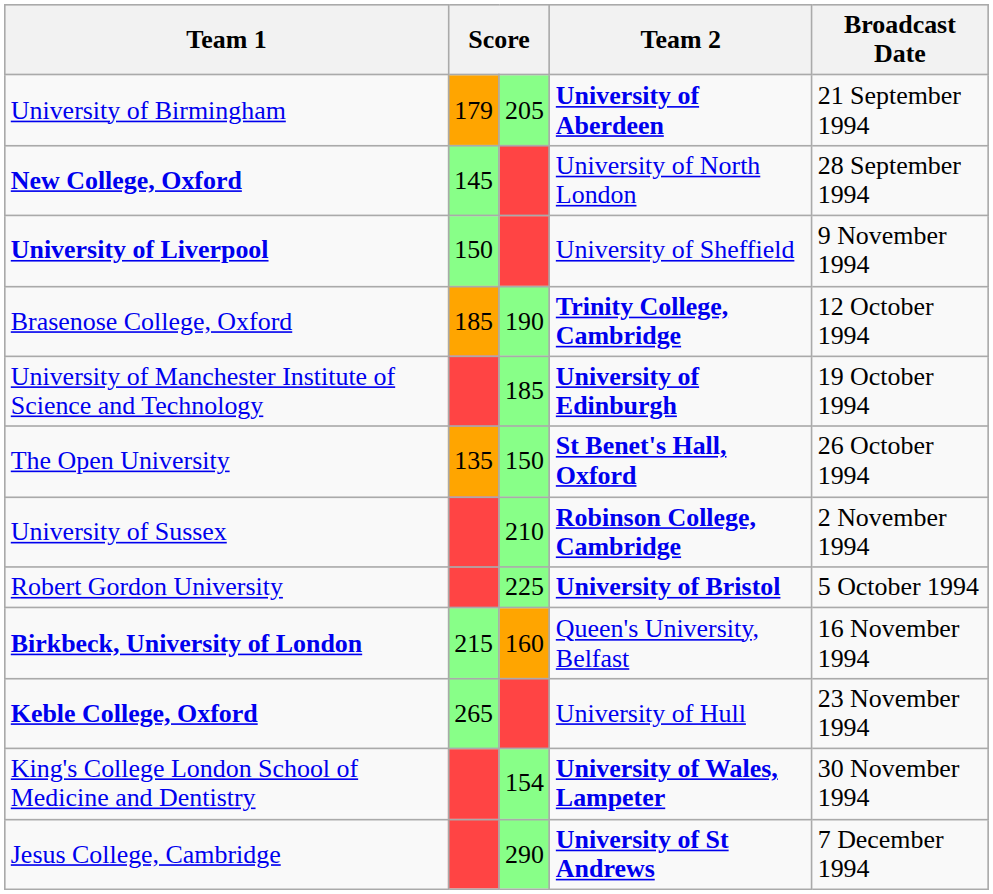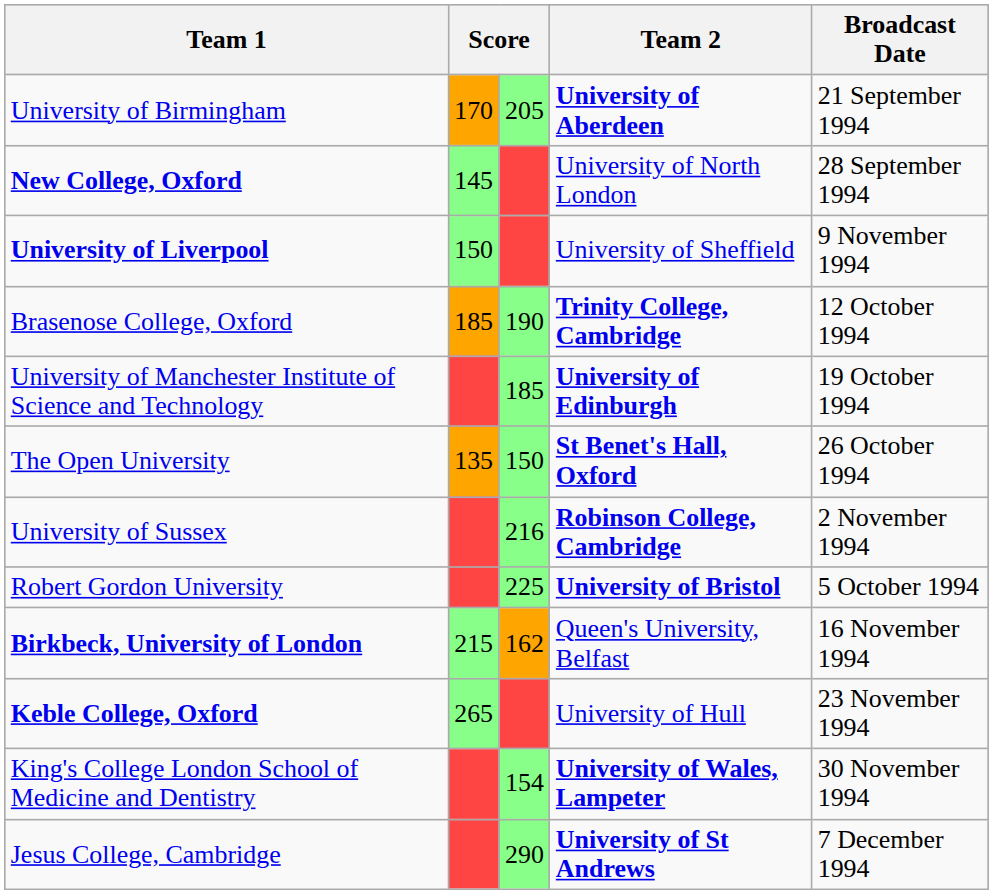(474, 109) 179 -> (474, 109) 170
(524, 531) 210 -> (524, 531) 216
(524, 642) 160 -> (524, 642) 162
